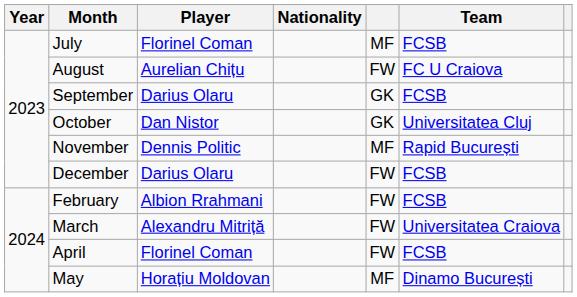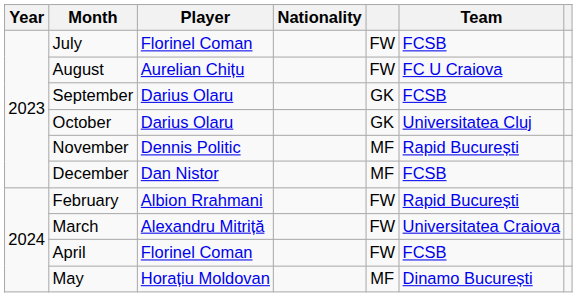(382, 43) MF -> (382, 43) FW
(180, 122) Dan Nistor -> (187, 122) Darius Olaru
(187, 174) Darius Olaru -> (180, 174) Dan Nistor
(382, 174) FW -> (382, 174) MF
(425, 200) FCSB -> (461, 200) Rapid București
